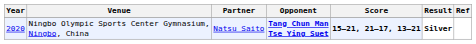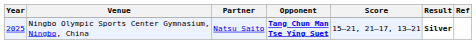(15, 28) 2020 -> (15, 28) 2025
(376, 28) bold -> (376, 28) normal
